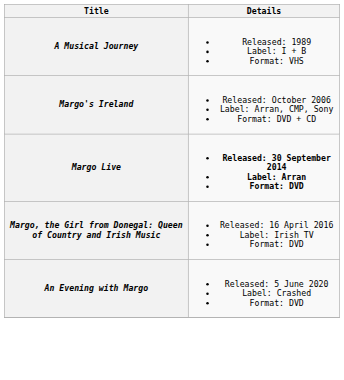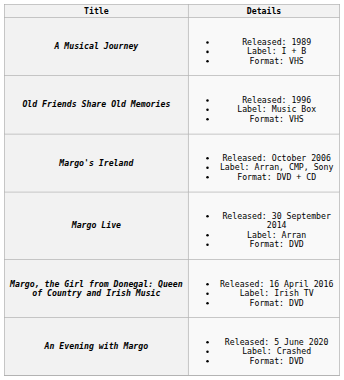+ row: (96, 105)
(264, 172) bold -> (264, 230) normal
